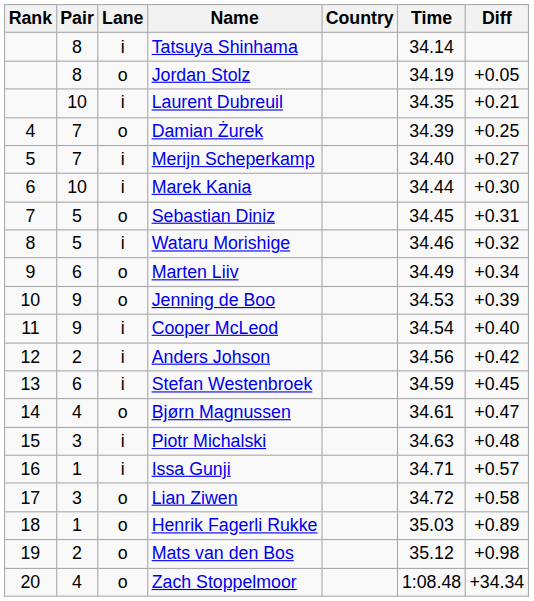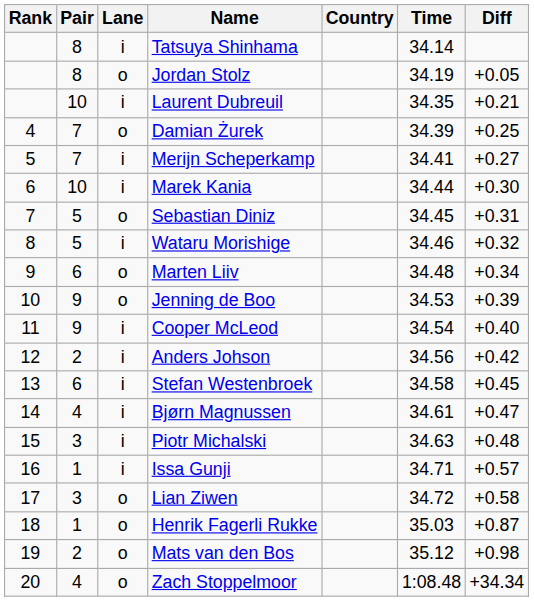(432, 159) 34.40 -> (432, 159) 34.41
(432, 272) 34.49 -> (432, 272) 34.48
(432, 384) 34.59 -> (432, 384) 34.58
(123, 412) o -> (123, 412) i
(497, 525) +0.89 -> (497, 525) +0.87
